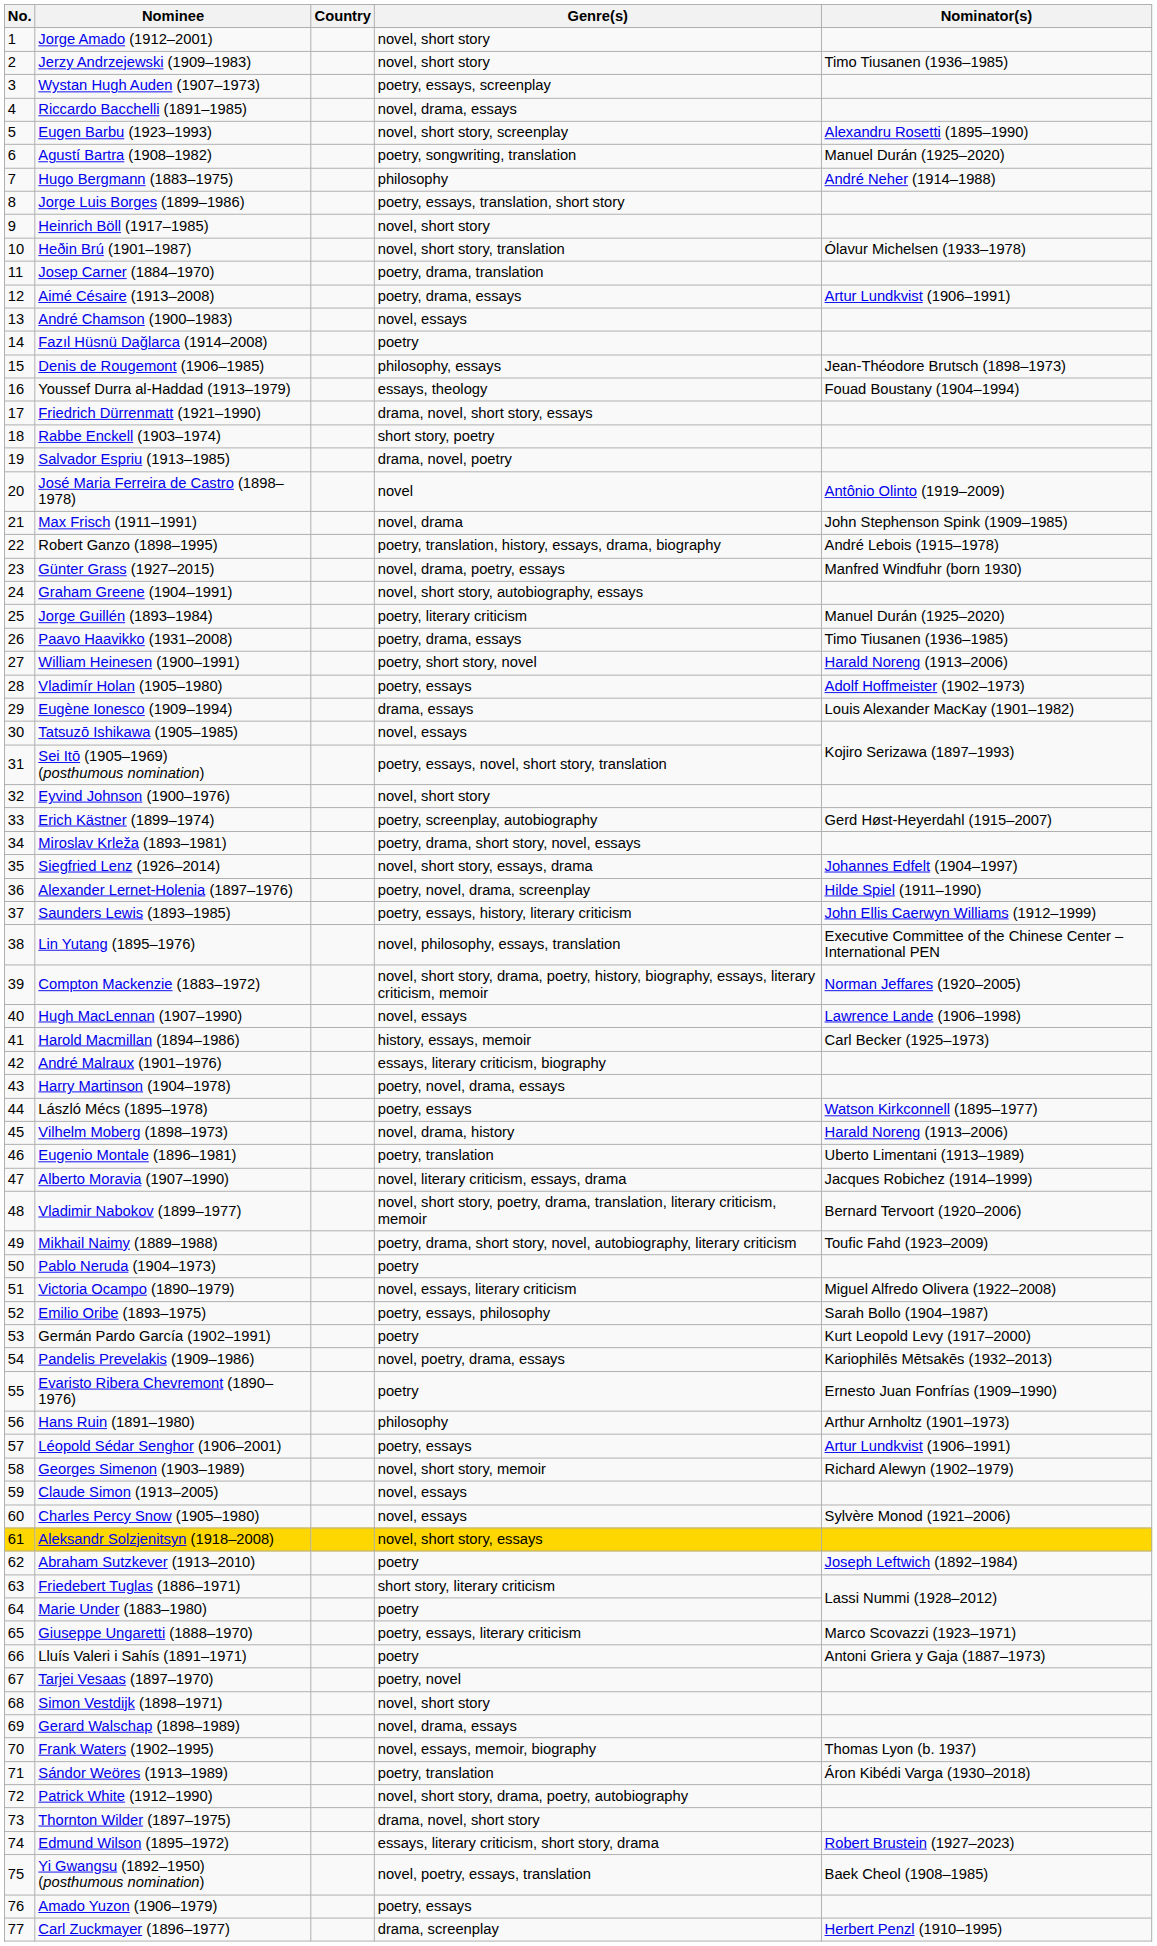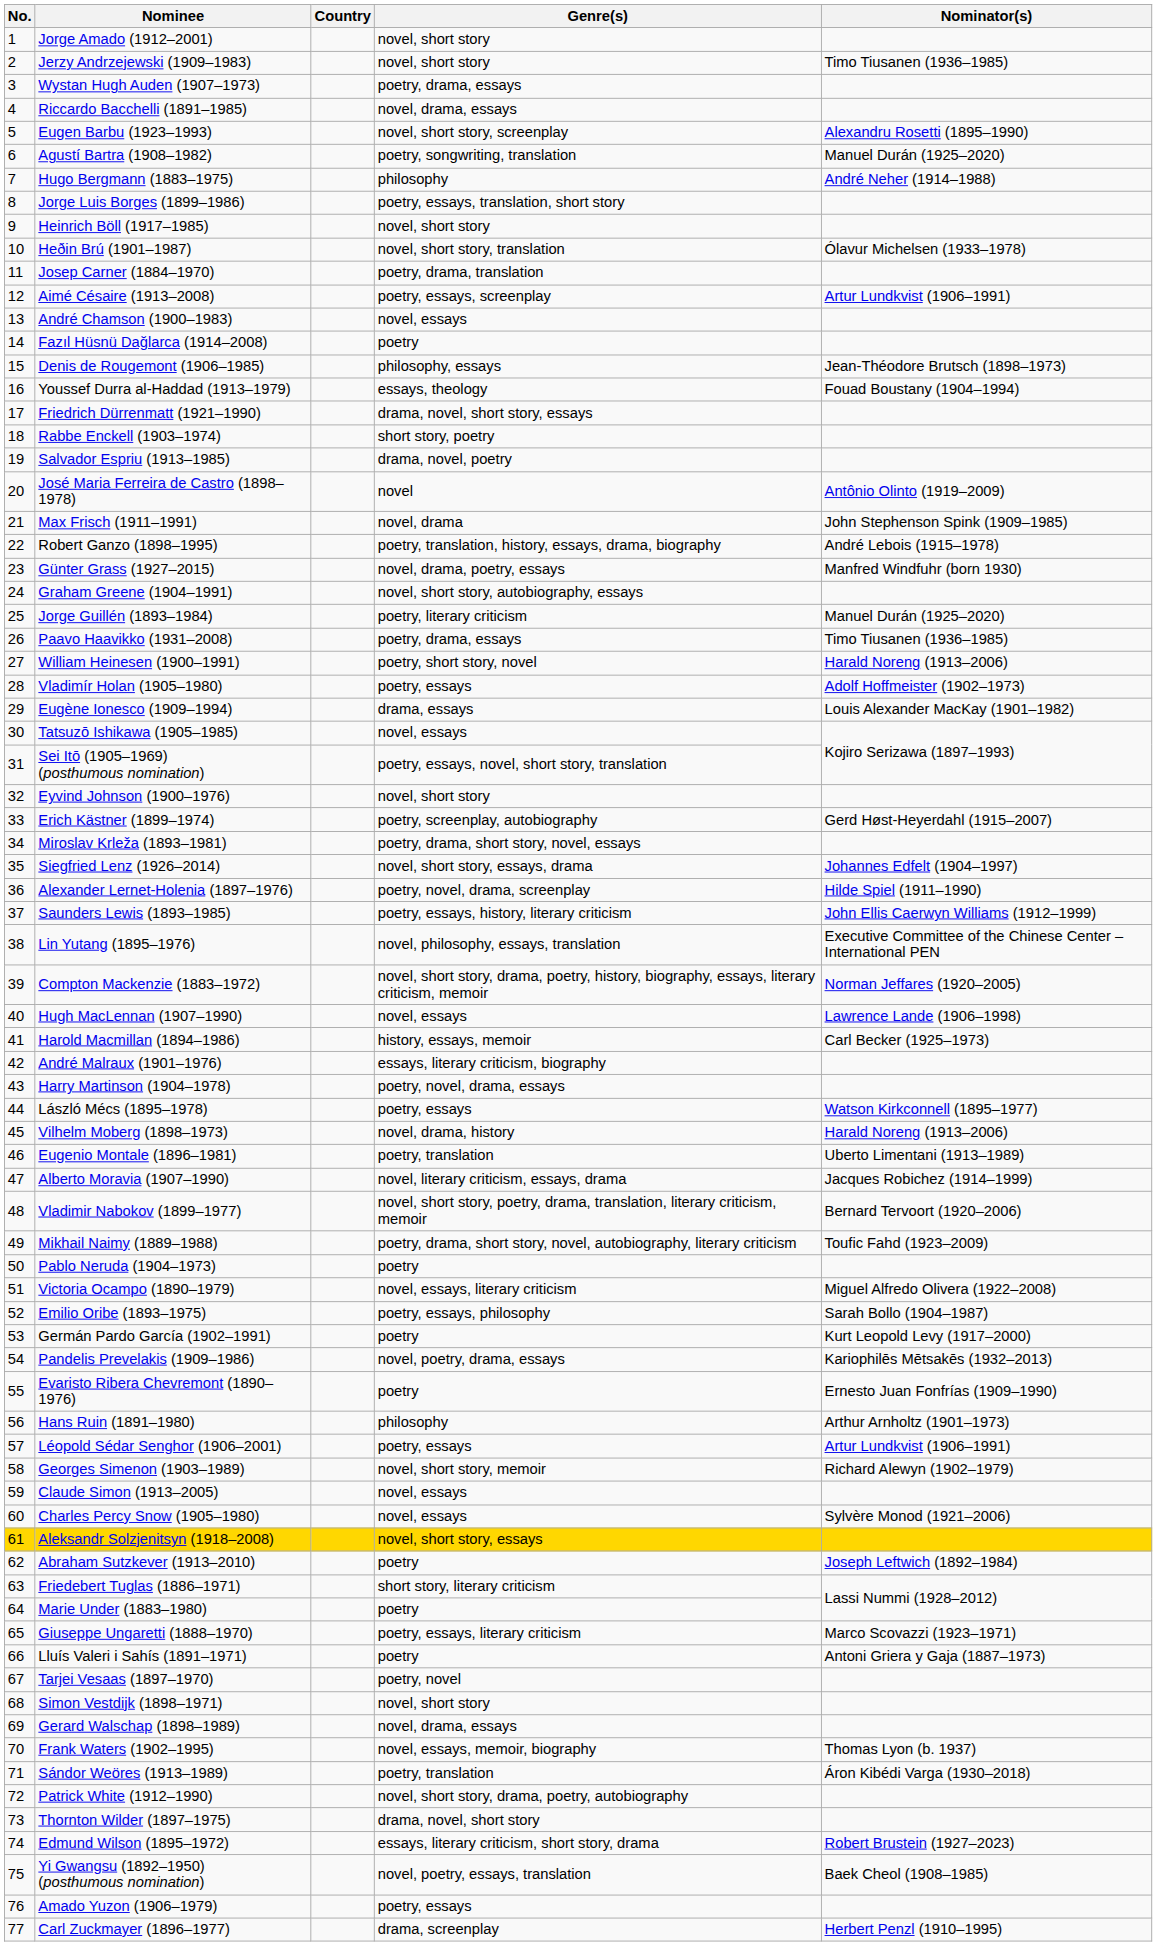(464, 86) poetry, essays, screenplay -> (450, 86) poetry, drama, essays
(450, 296) poetry, drama, essays -> (464, 296) poetry, essays, screenplay
